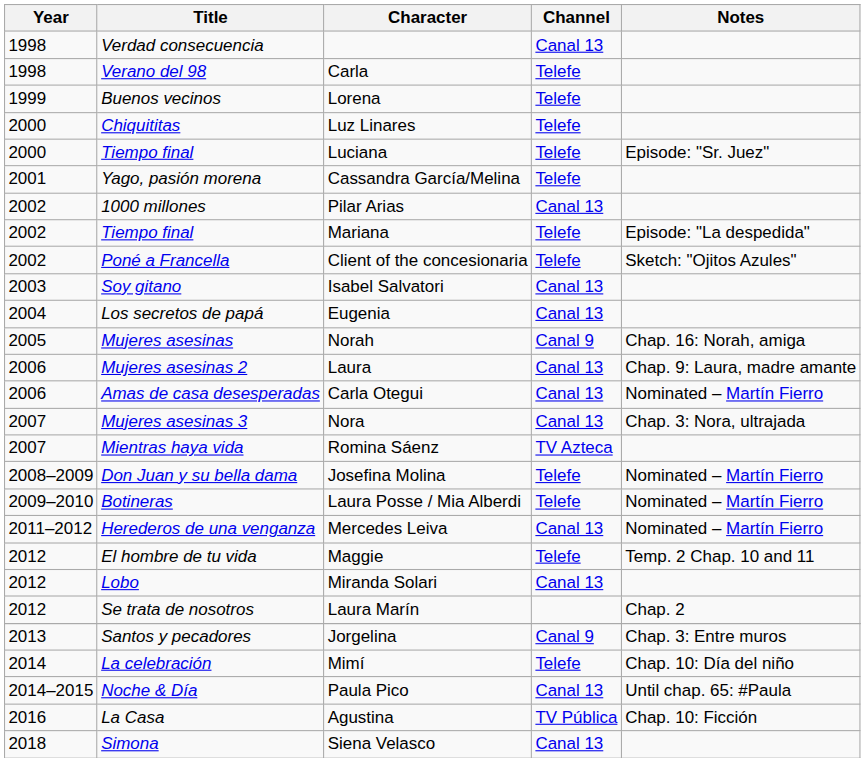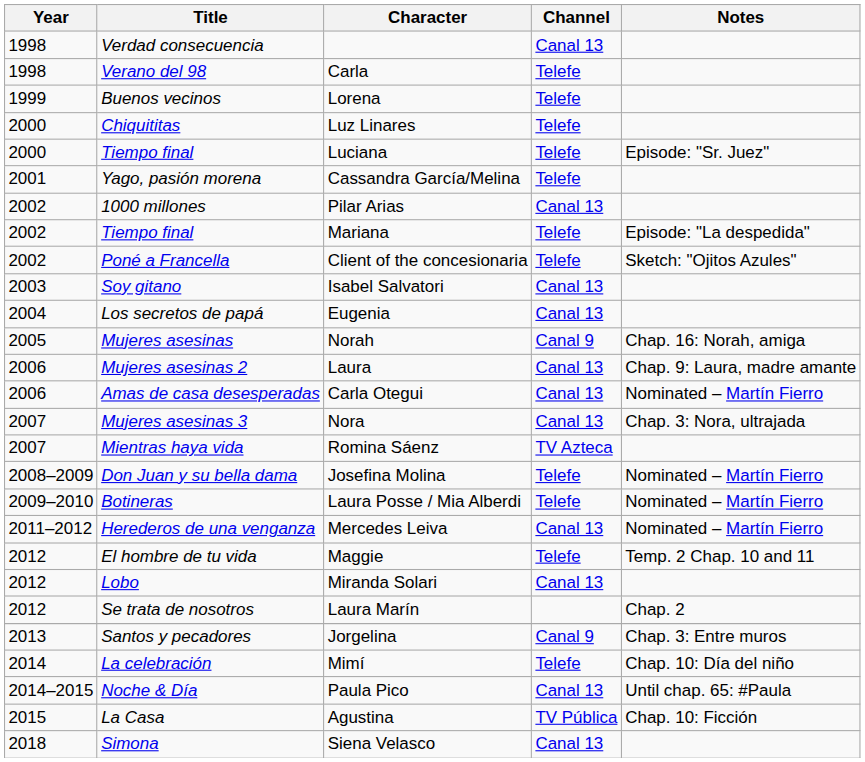(27, 717) 2016 -> (27, 717) 2015
